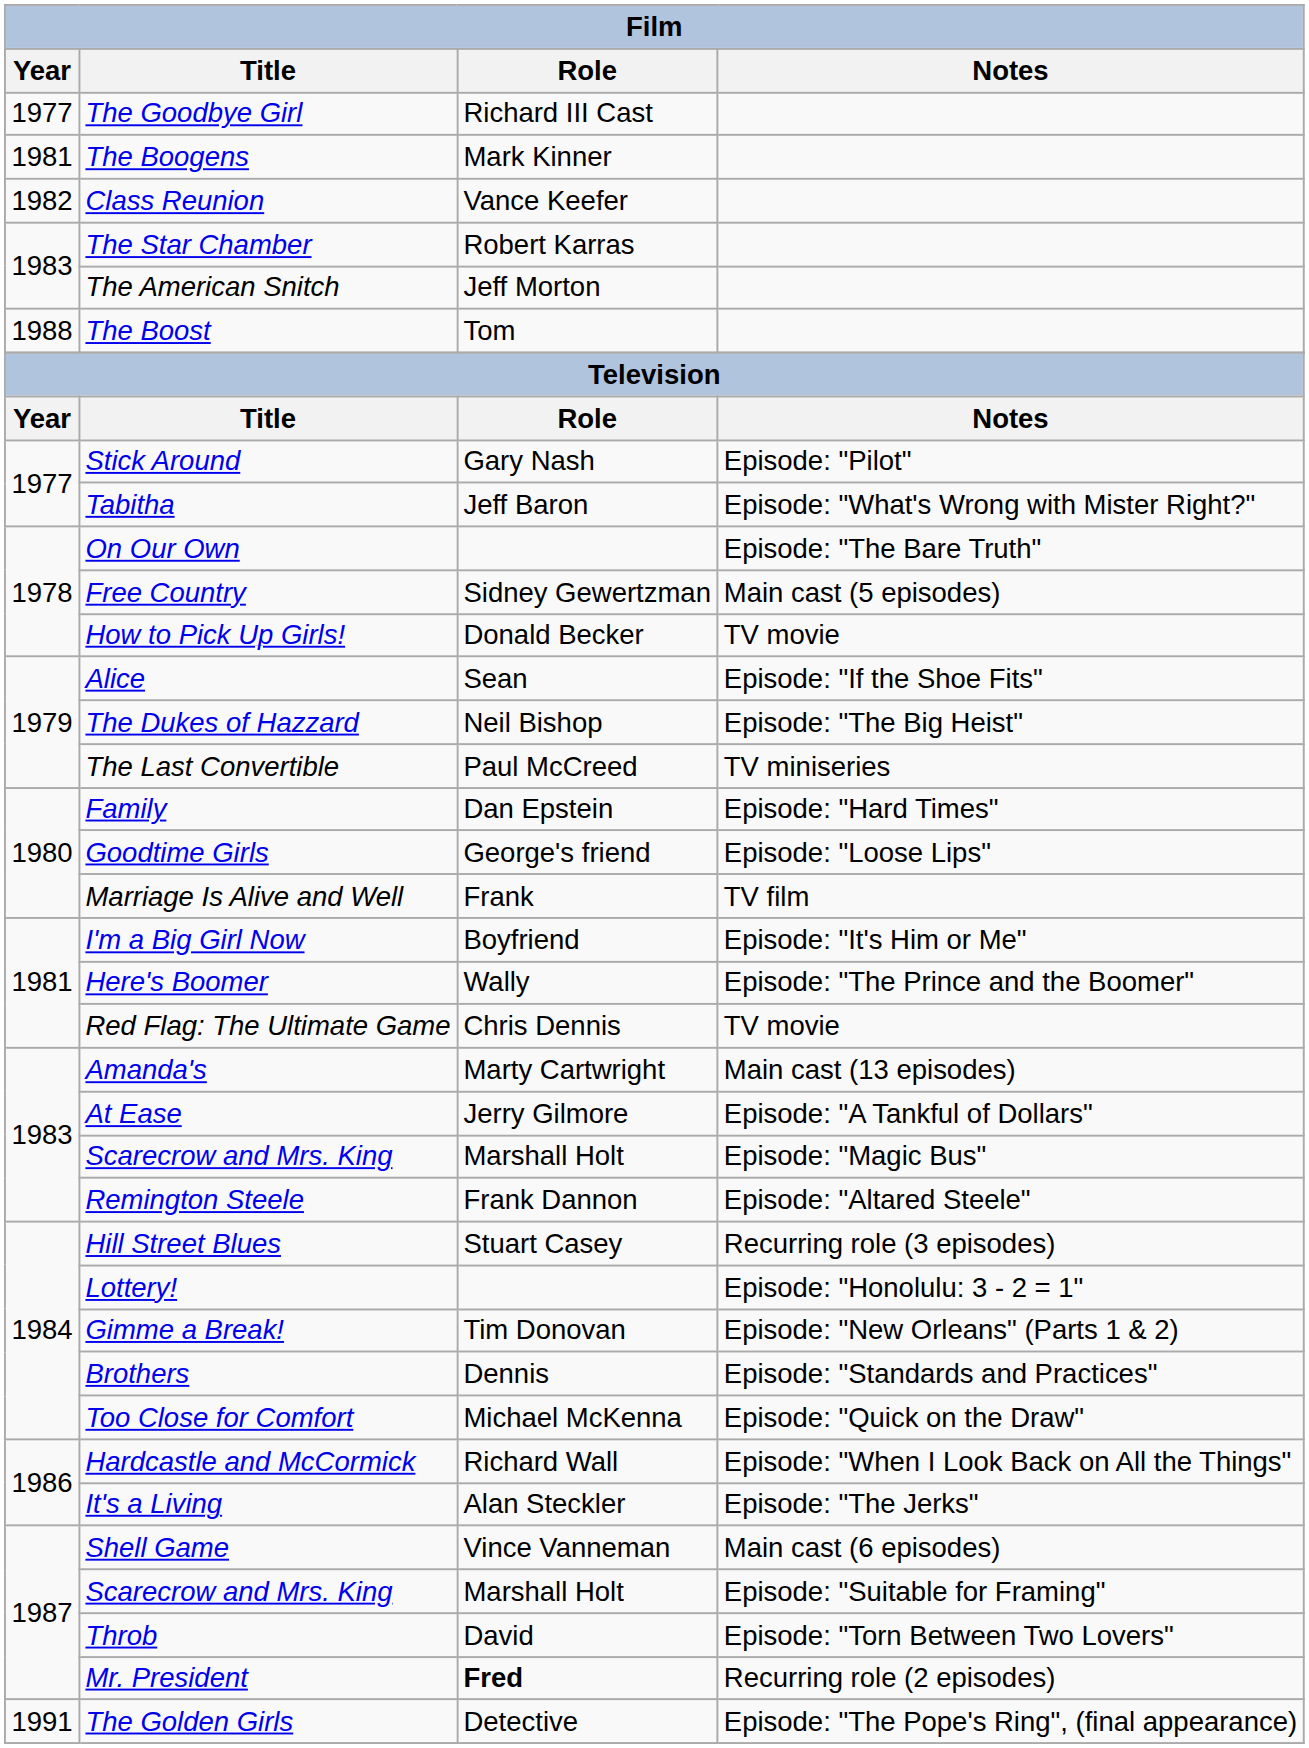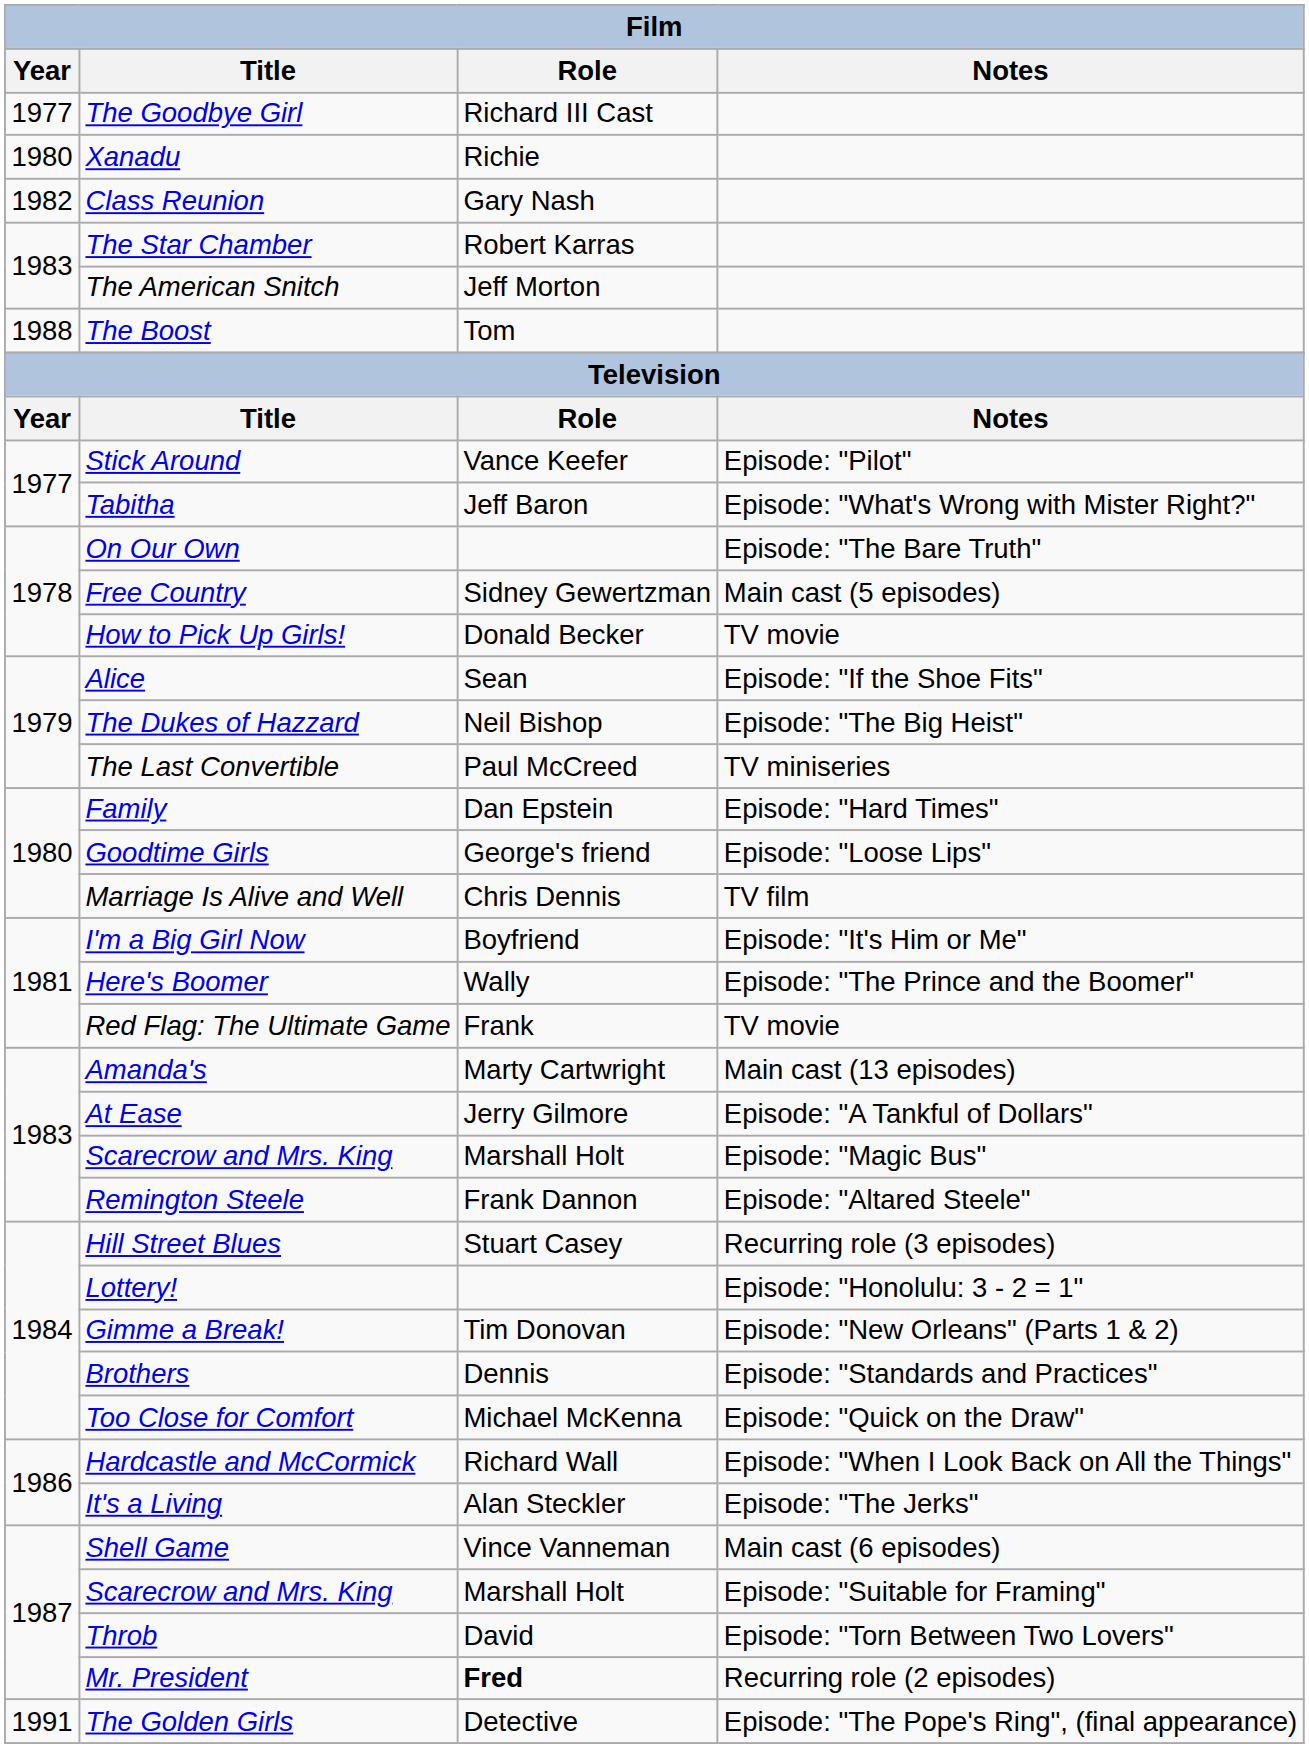+ row: (133, 157)
- row: (167, 157)
(546, 201) Vance Keefer -> (529, 201) Gary Nash
(529, 462) Gary Nash -> (546, 462) Vance Keefer
(499, 896) Frank -> (542, 896) Chris Dennis
(542, 1026) Chris Dennis -> (499, 1026) Frank
